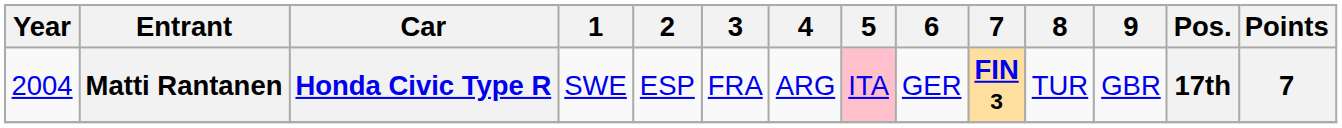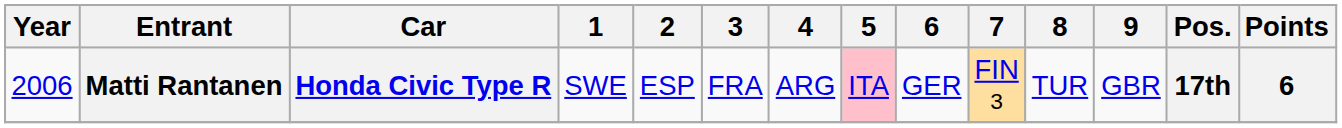(42, 85) 2004 -> (42, 85) 2006
(997, 85) bold -> (997, 84) normal
(1287, 85) 7 -> (1287, 85) 6
